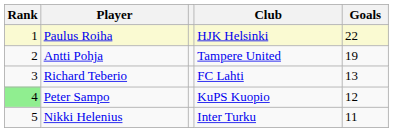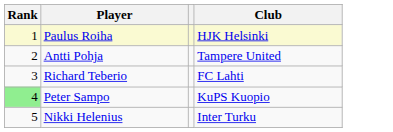- column: (365, 14)
